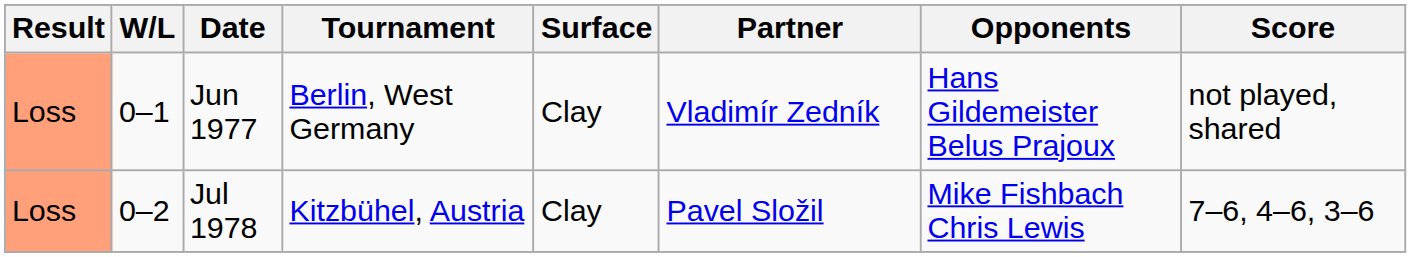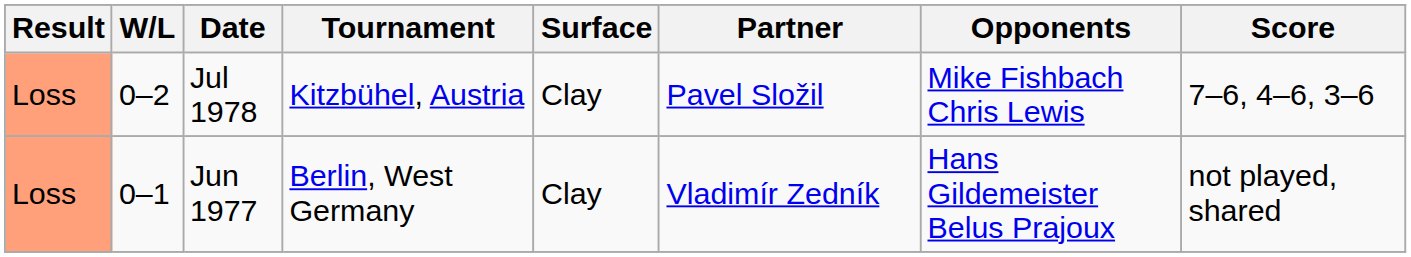rows swapped: (224, 111) <-> (224, 210)
